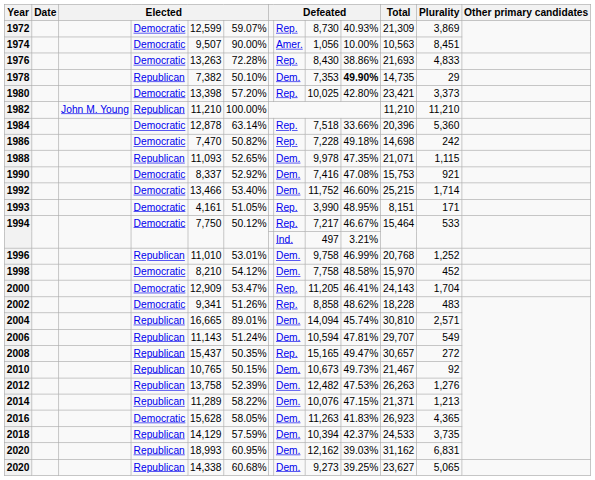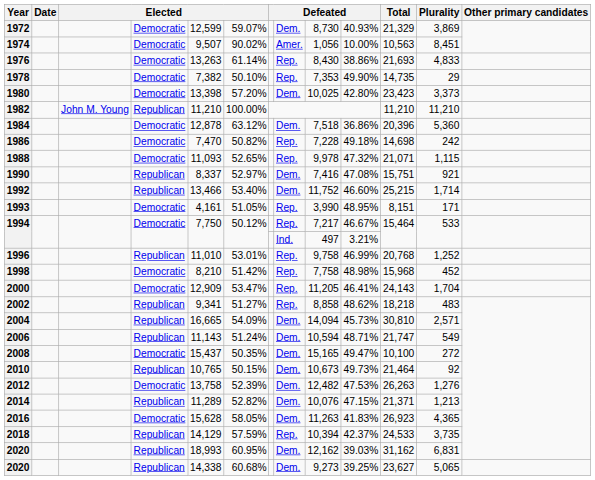(287, 28) Rep. -> (288, 28) Dem.
(399, 28) 21,309 -> (399, 28) 21,329
(249, 45) 90.00% -> (249, 45) 90.02%
(249, 61) 72.28% -> (249, 61) 61.14%
(159, 77) Republican -> (159, 77) Democratic
(288, 77) Dem. -> (287, 77) Rep.
(361, 77) bold -> (361, 77) normal
(287, 93) Rep. -> (288, 93) Dem.
(399, 93) 23,421 -> (399, 93) 23,423
(249, 126) 63.14% -> (249, 126) 63.12%
(287, 126) Rep. -> (288, 126) Dem.
(361, 126) 33.66% -> (361, 126) 36.86%
(159, 158) Republican -> (159, 158) Democratic
(288, 158) Dem. -> (287, 158) Rep.
(361, 158) 47.35% -> (361, 158) 47.32%
(159, 175) Democratic -> (159, 175) Republican
(249, 175) 52.92% -> (249, 175) 52.97%
(399, 175) 15,753 -> (399, 175) 15,751
(159, 191) Democratic -> (159, 191) Republican
(288, 256) Dem. -> (287, 256) Rep.
(249, 272) 54.12% -> (249, 272) 51.42%
(288, 272) Dem. -> (287, 272) Rep.
(361, 272) 48.58% -> (361, 272) 48.98%
(399, 272) 15,970 -> (399, 272) 15,968
(159, 304) Democratic -> (159, 304) Republican
(249, 304) 51.26% -> (249, 304) 51.27%
(399, 304) 18,228 -> (399, 304) 18,218
(249, 321) 89.01% -> (249, 321) 54.09%
(361, 321) 45.74% -> (361, 321) 45.73%
(361, 337) 47.81% -> (361, 337) 48.71%
(399, 337) 29,707 -> (399, 337) 21,747
(159, 353) Republican -> (159, 353) Democratic
(287, 353) Rep. -> (288, 353) Dem.
(399, 353) 30,657 -> (399, 353) 10,100
(399, 369) 21,467 -> (399, 369) 21,464
(159, 386) Republican -> (159, 386) Democratic
(249, 402) 58.22% -> (249, 402) 52.82%
(288, 434) Dem. -> (287, 434) Rep.
